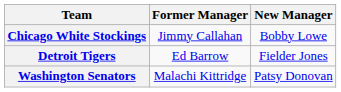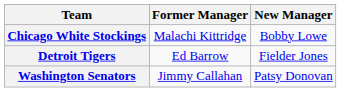(200, 35) Jimmy Callahan -> (200, 35) Malachi Kittridge
(200, 76) Malachi Kittridge -> (200, 76) Jimmy Callahan
